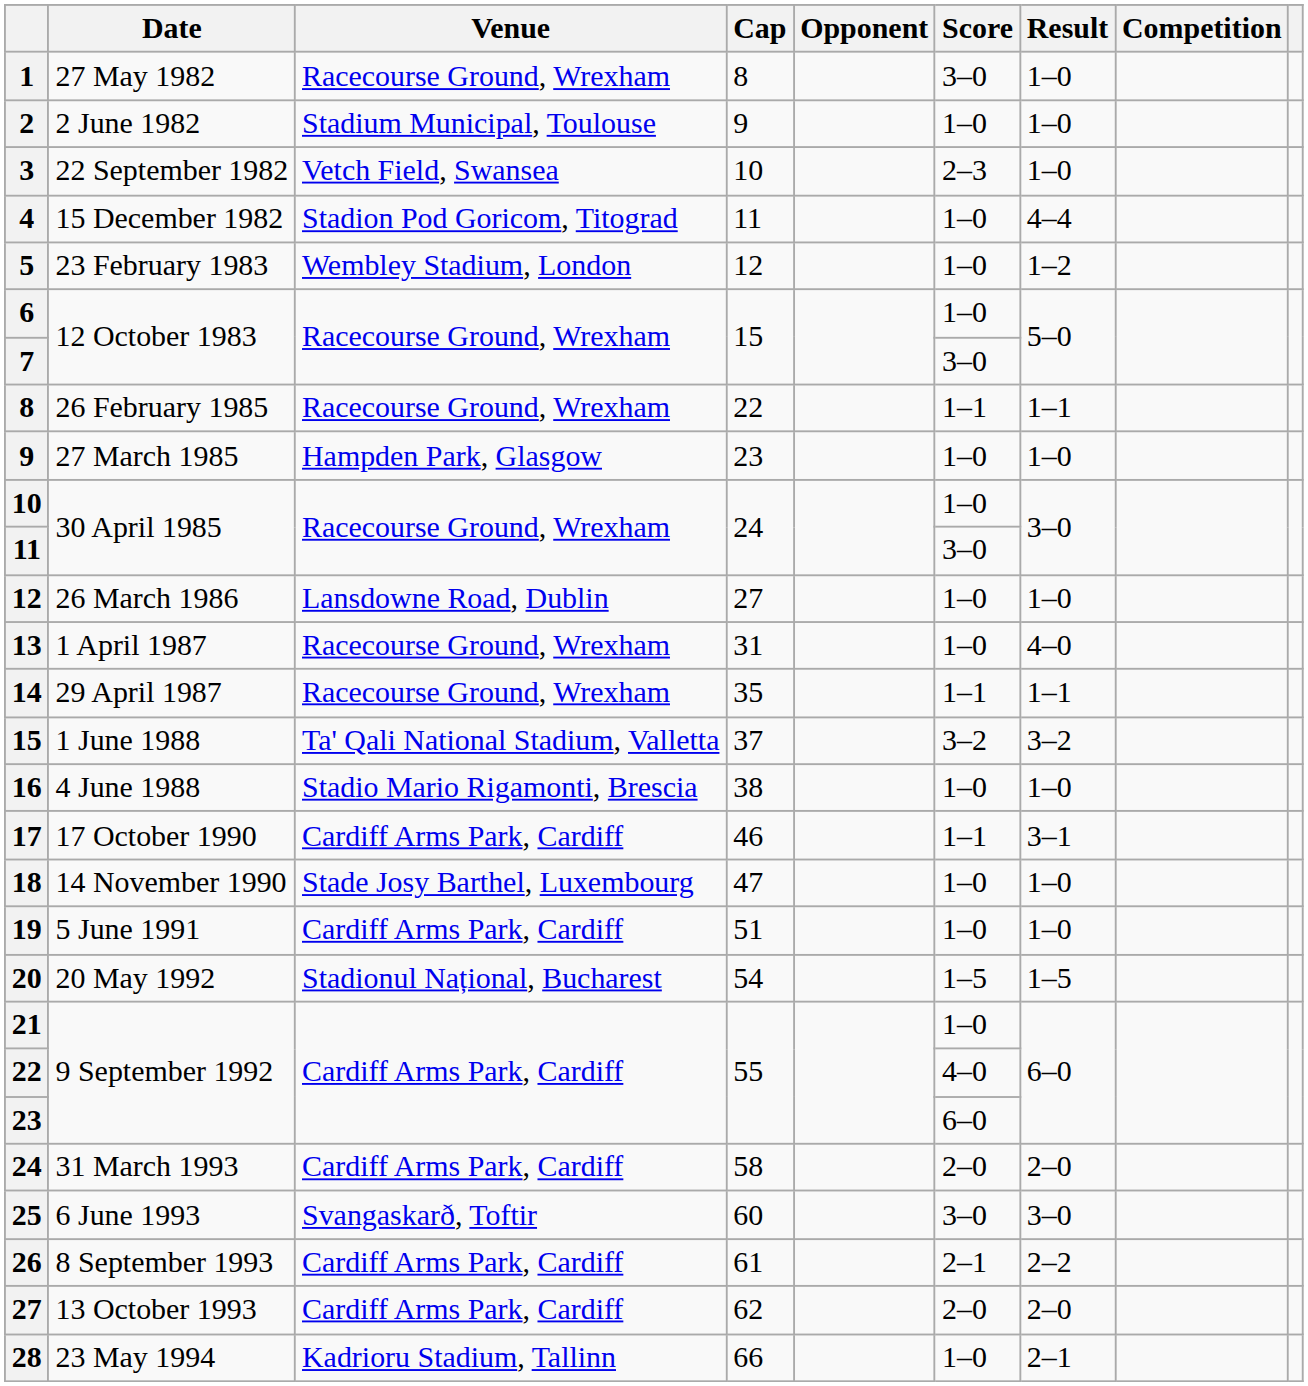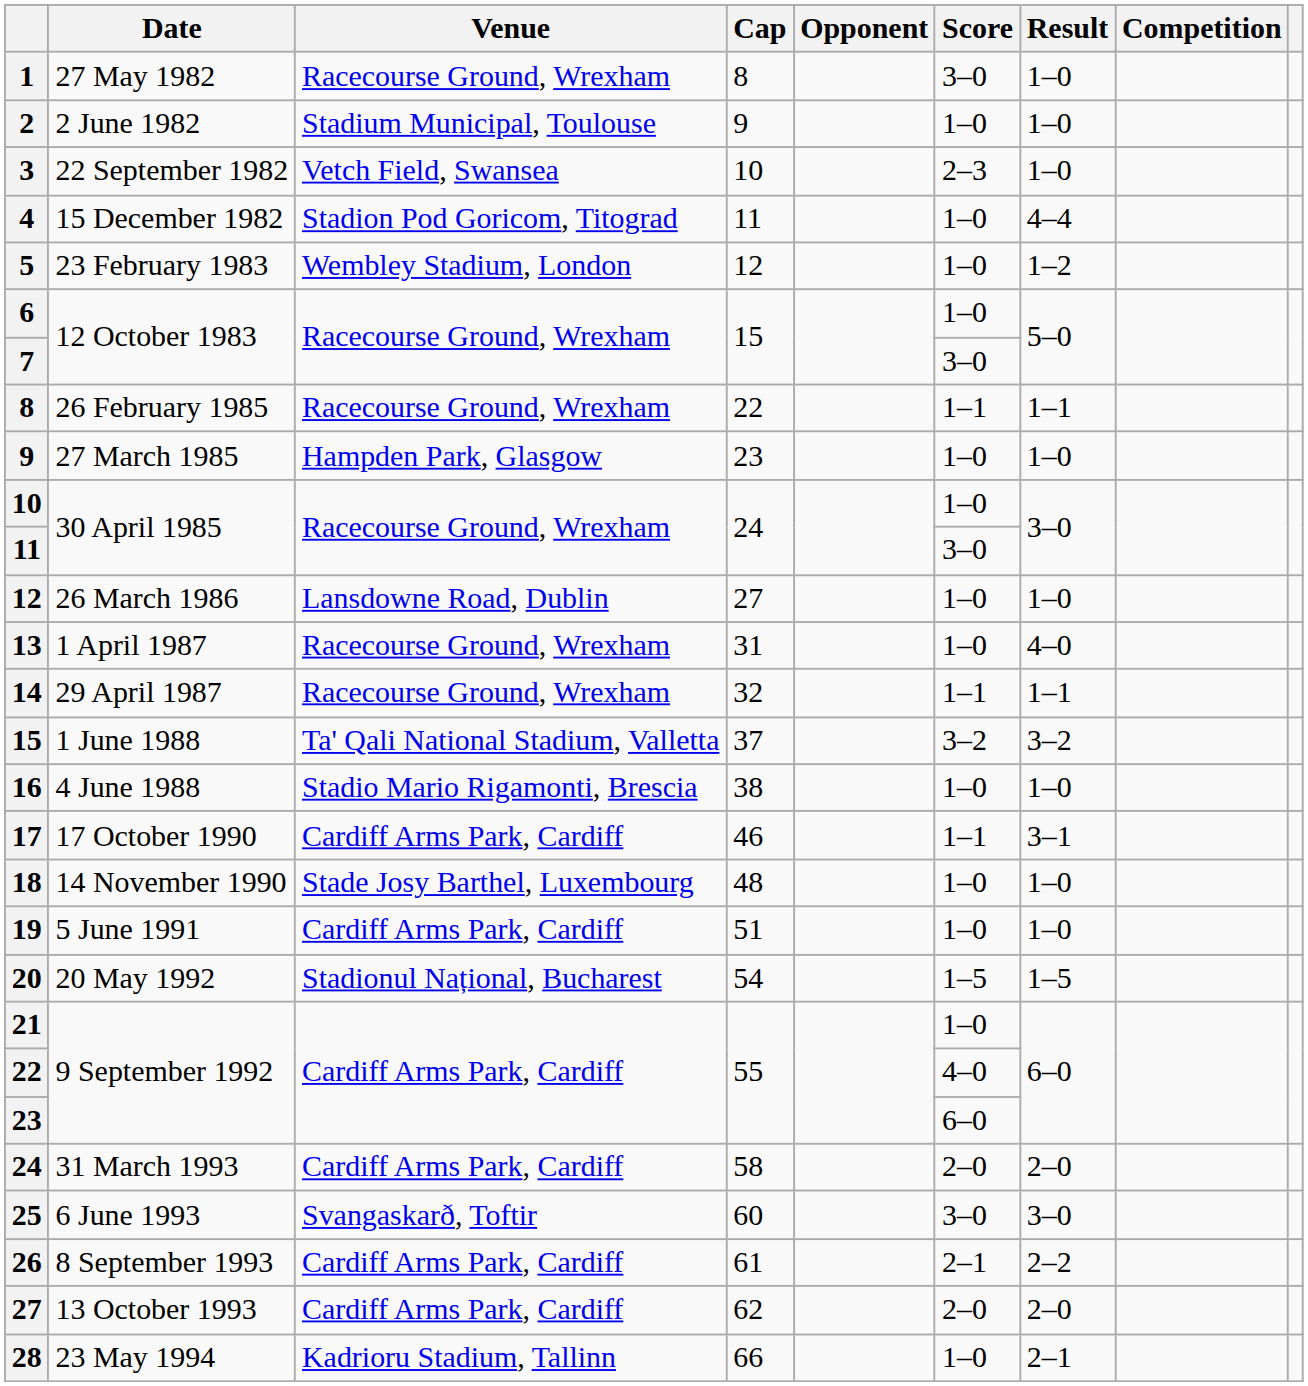(748, 692) 35 -> (748, 692) 32
(748, 882) 47 -> (748, 882) 48
